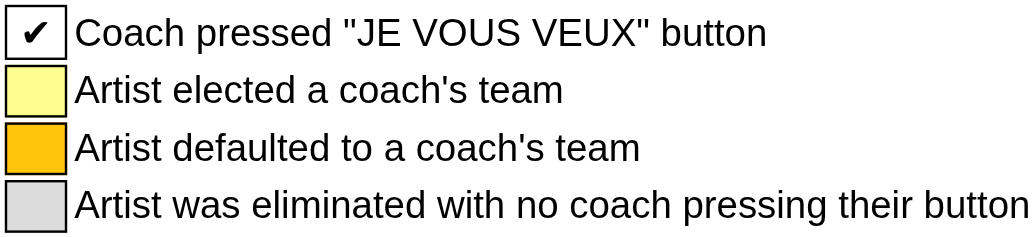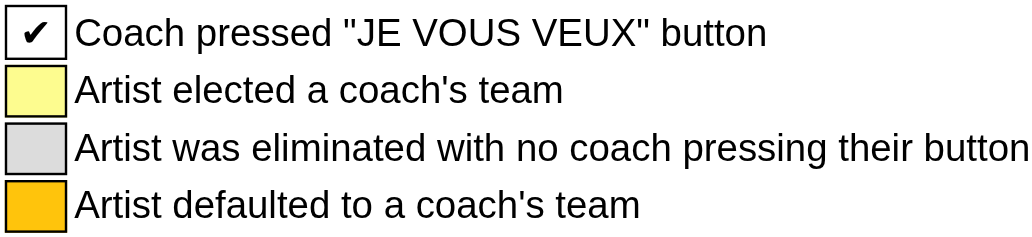rows swapped: (357, 148) <-> (552, 205)
